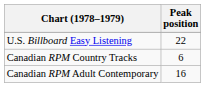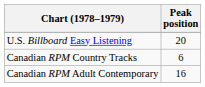(181, 40) 22 -> (181, 40) 20
